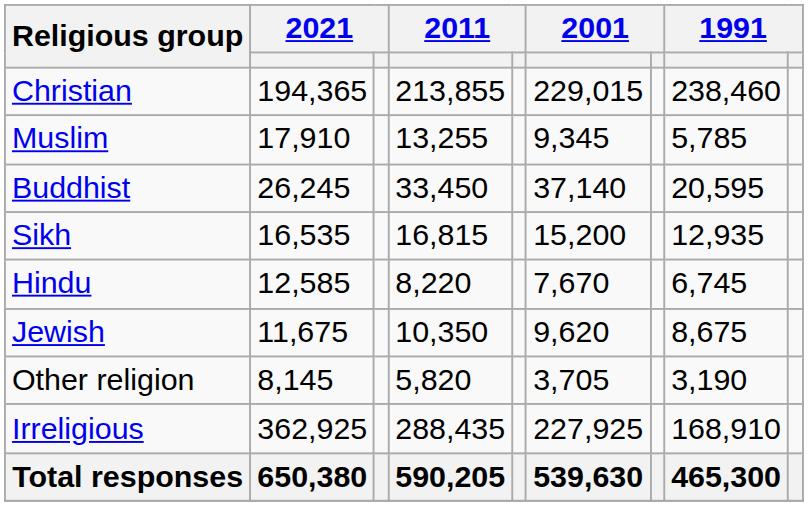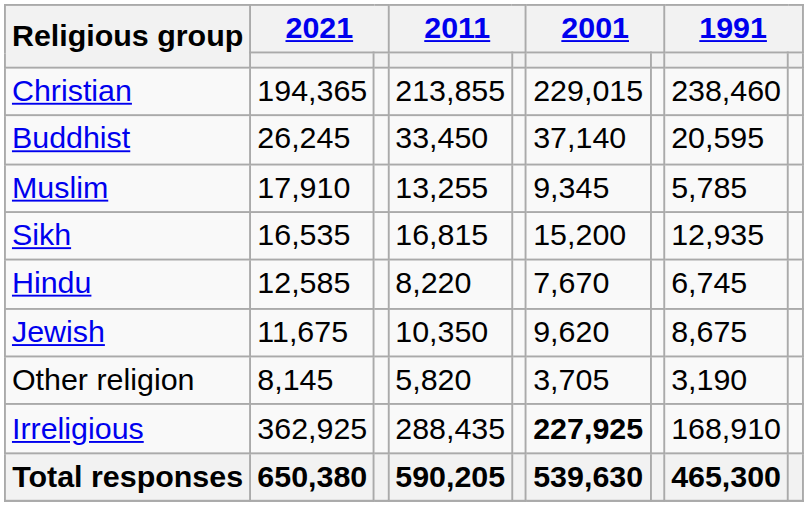rows swapped: (71, 187) <-> (60, 139)
(588, 428) normal -> (588, 428) bold
